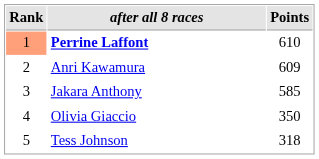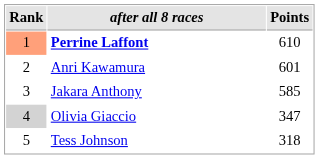(290, 67) 609 -> (290, 67) 601
(26, 116) no background -> (26, 116) lightgrey background
(290, 116) 350 -> (290, 116) 347
